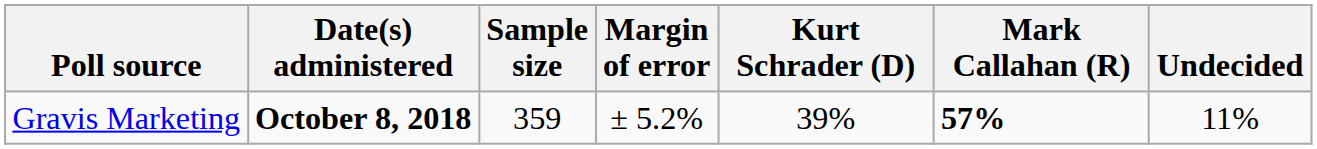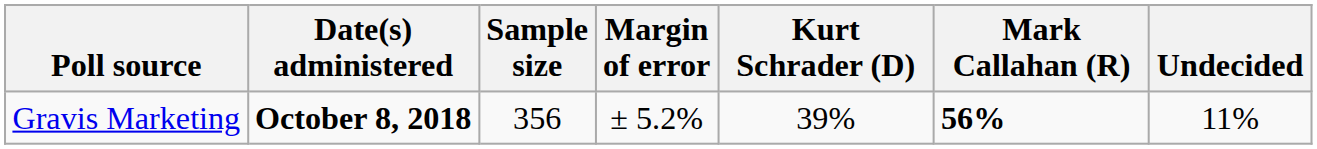(537, 117) 359 -> (537, 117) 356
(973, 117) 57% -> (973, 117) 56%
